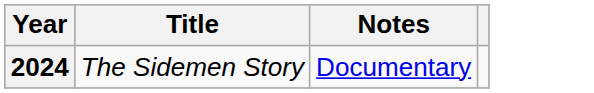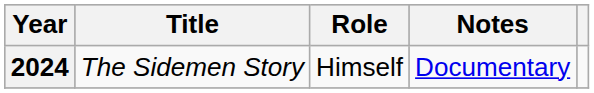+ column: (360, 25)
